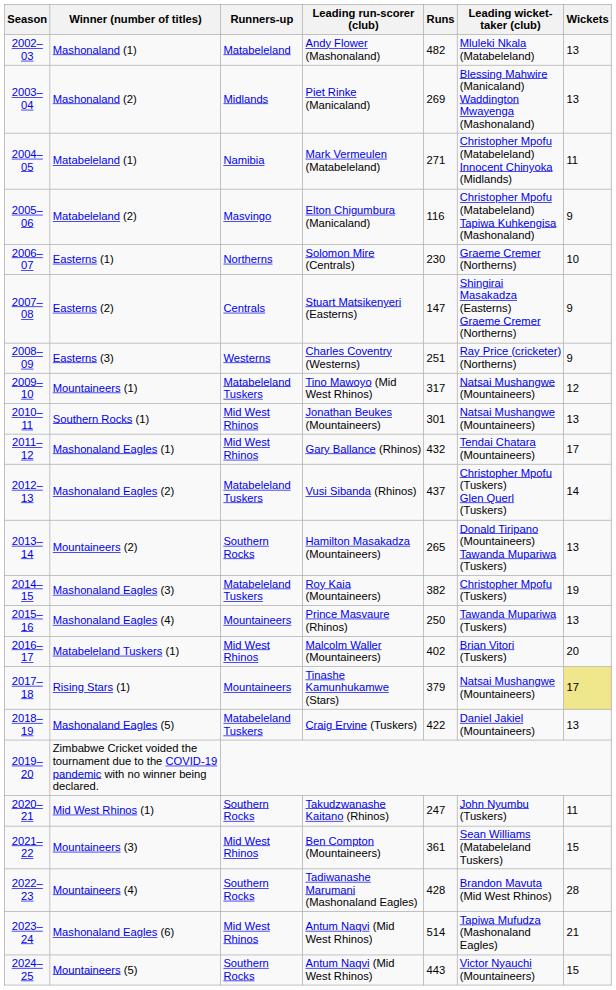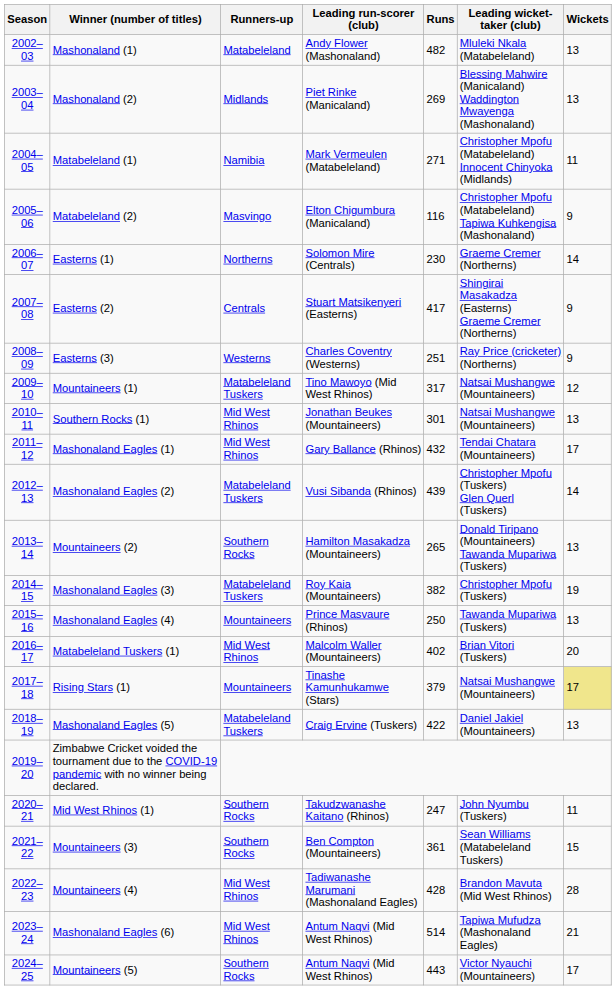(573, 259) 10 -> (573, 259) 14
(436, 308) 147 -> (436, 308) 417
(436, 492) 437 -> (436, 492) 439
(247, 847) Mid West Rhinos -> (246, 847) Southern Rocks
(246, 890) Southern Rocks -> (247, 890) Mid West Rhinos
(573, 970) 15 -> (573, 970) 17
